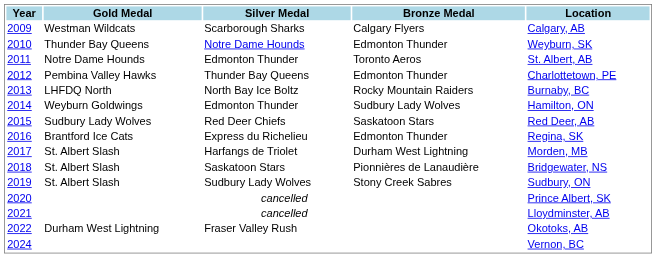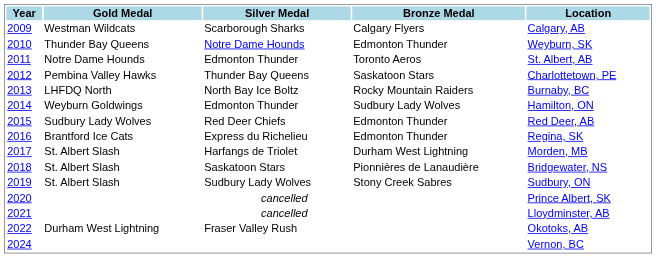(400, 75) Edmonton Thunder -> (394, 75) Saskatoon Stars
(394, 121) Saskatoon Stars -> (400, 121) Edmonton Thunder
